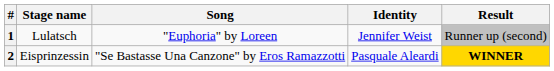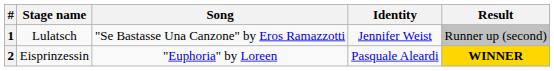(220, 35) "Euphoria" by Loreen -> (220, 35) "Se Bastasse Una Canzone" by Eros Ramazzotti
(220, 55) "Se Bastasse Una Canzone" by Eros Ramazzotti -> (220, 55) "Euphoria" by Loreen
